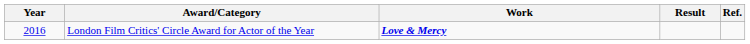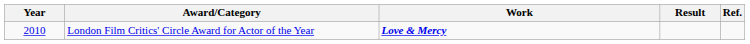(34, 30) 2016 -> (34, 30) 2010
